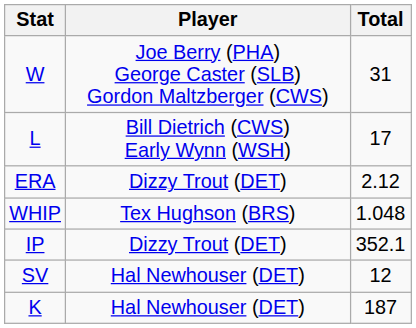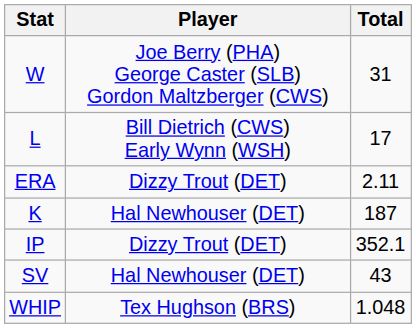(381, 181) 2.12 -> (381, 181) 2.11
rows swapped: (35, 307) <-> (35, 213)
(381, 275) 12 -> (381, 275) 43
